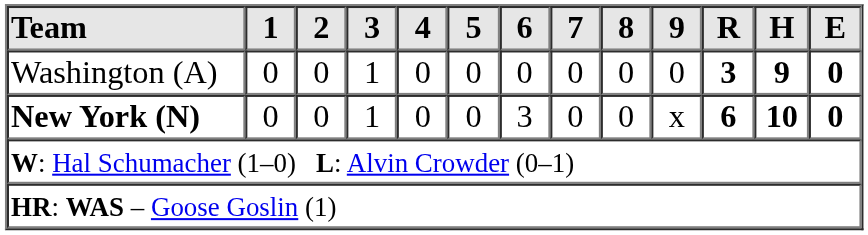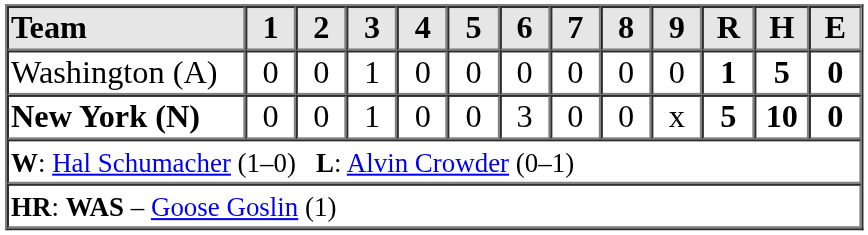(728, 72) 3 -> (728, 72) 1
(782, 72) 9 -> (782, 72) 5
(728, 116) 6 -> (728, 116) 5
